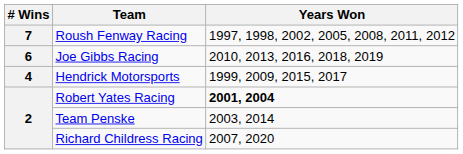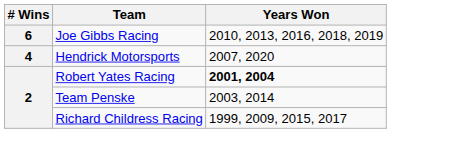- row: (121, 36)
(278, 77) 1999, 2009, 2015, 2017 -> (242, 56) 2007, 2020
(242, 139) 2007, 2020 -> (278, 118) 1999, 2009, 2015, 2017
